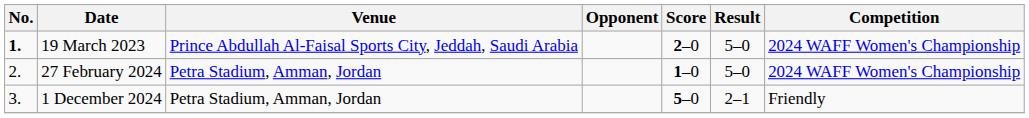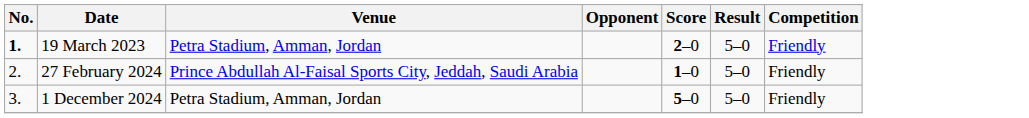(374, 44) Prince Abdullah Al-Faisal Sports City, Jeddah, Saudi Arabia -> (275, 44) Petra Stadium, Amman, Jordan
(894, 44) 2024 WAFF Women's Championship -> (797, 44) Friendly
(275, 71) Petra Stadium, Amman, Jordan -> (374, 71) Prince Abdullah Al-Faisal Sports City, Jeddah, Saudi Arabia
(894, 71) 2024 WAFF Women's Championship -> (797, 71) Friendly
(737, 98) 2–1 -> (737, 98) 5–0
